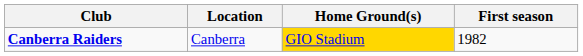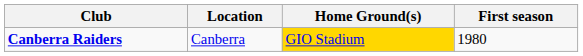(472, 39) 1982 -> (472, 39) 1980
